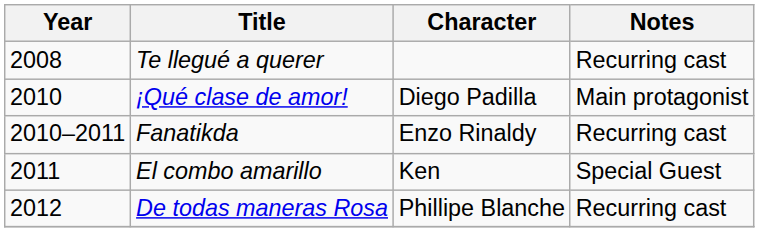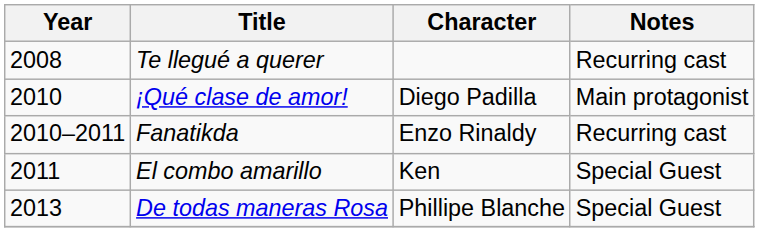(36, 208) 2012 -> (36, 208) 2013
(651, 208) Recurring cast -> (648, 208) Special Guest
